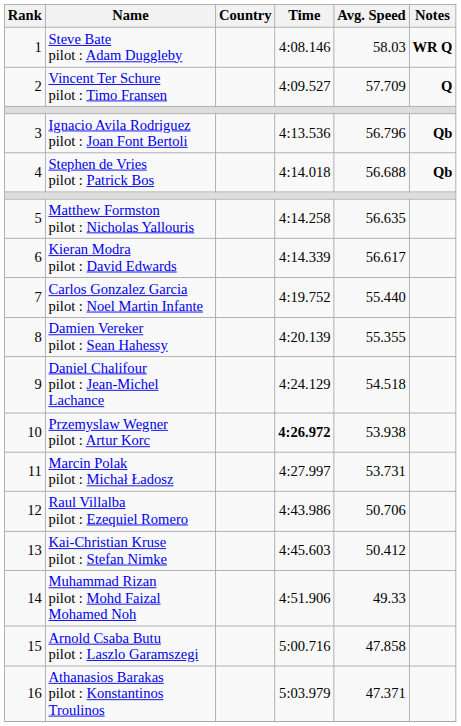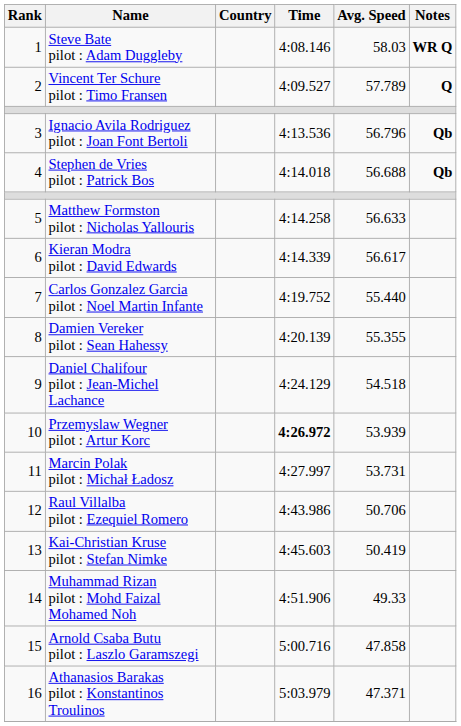(386, 86) 57.709 -> (386, 86) 57.789
(386, 218) 56.635 -> (386, 218) 56.633
(386, 432) 53.938 -> (386, 432) 53.939
(386, 550) 50.412 -> (386, 550) 50.419
